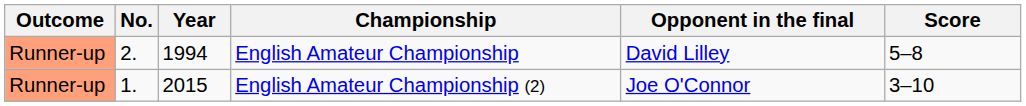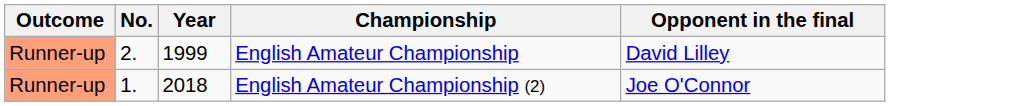- column: (952, 20)
(185, 52) 1994 -> (185, 52) 1999
(185, 85) 2015 -> (185, 85) 2018
